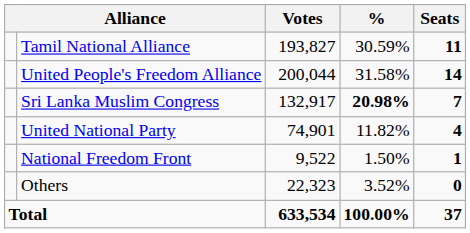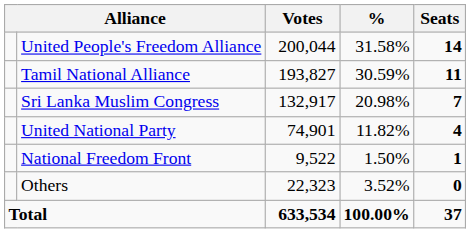rows swapped: (141, 74) <-> (106, 46)
(381, 102) bold -> (382, 102) normal
